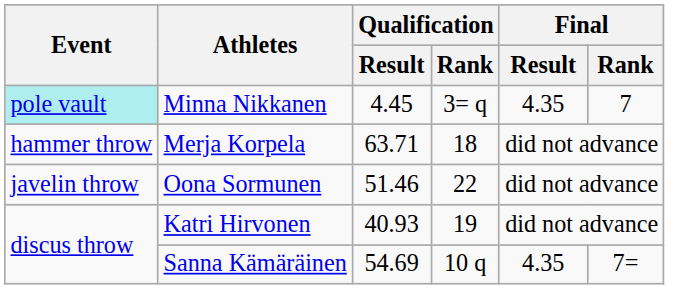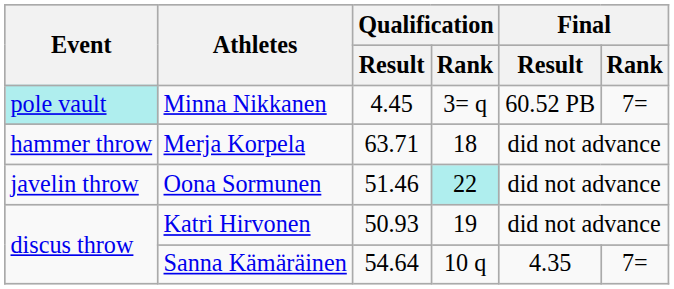(543, 104) 4.35 -> (550, 104) 60.52 PB
(625, 104) 7 -> (635, 104) 7=
(465, 184) no background -> (465, 184) paleturquoise background
(392, 224) 40.93 -> (392, 224) 50.93
(392, 264) 54.69 -> (392, 264) 54.64
